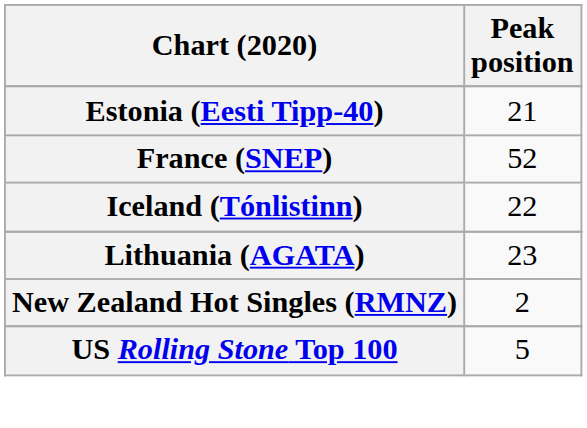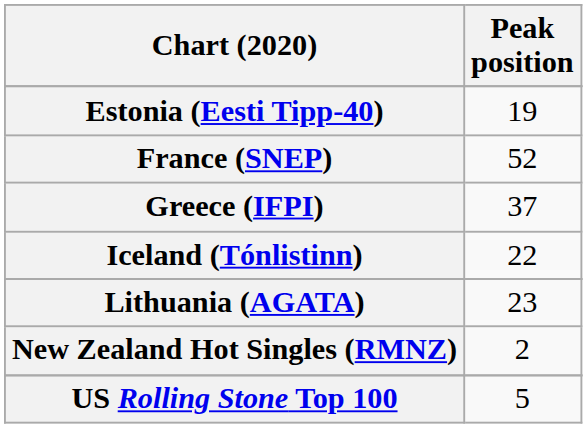(522, 110) 21 -> (522, 110) 19
+ row: (235, 206)
